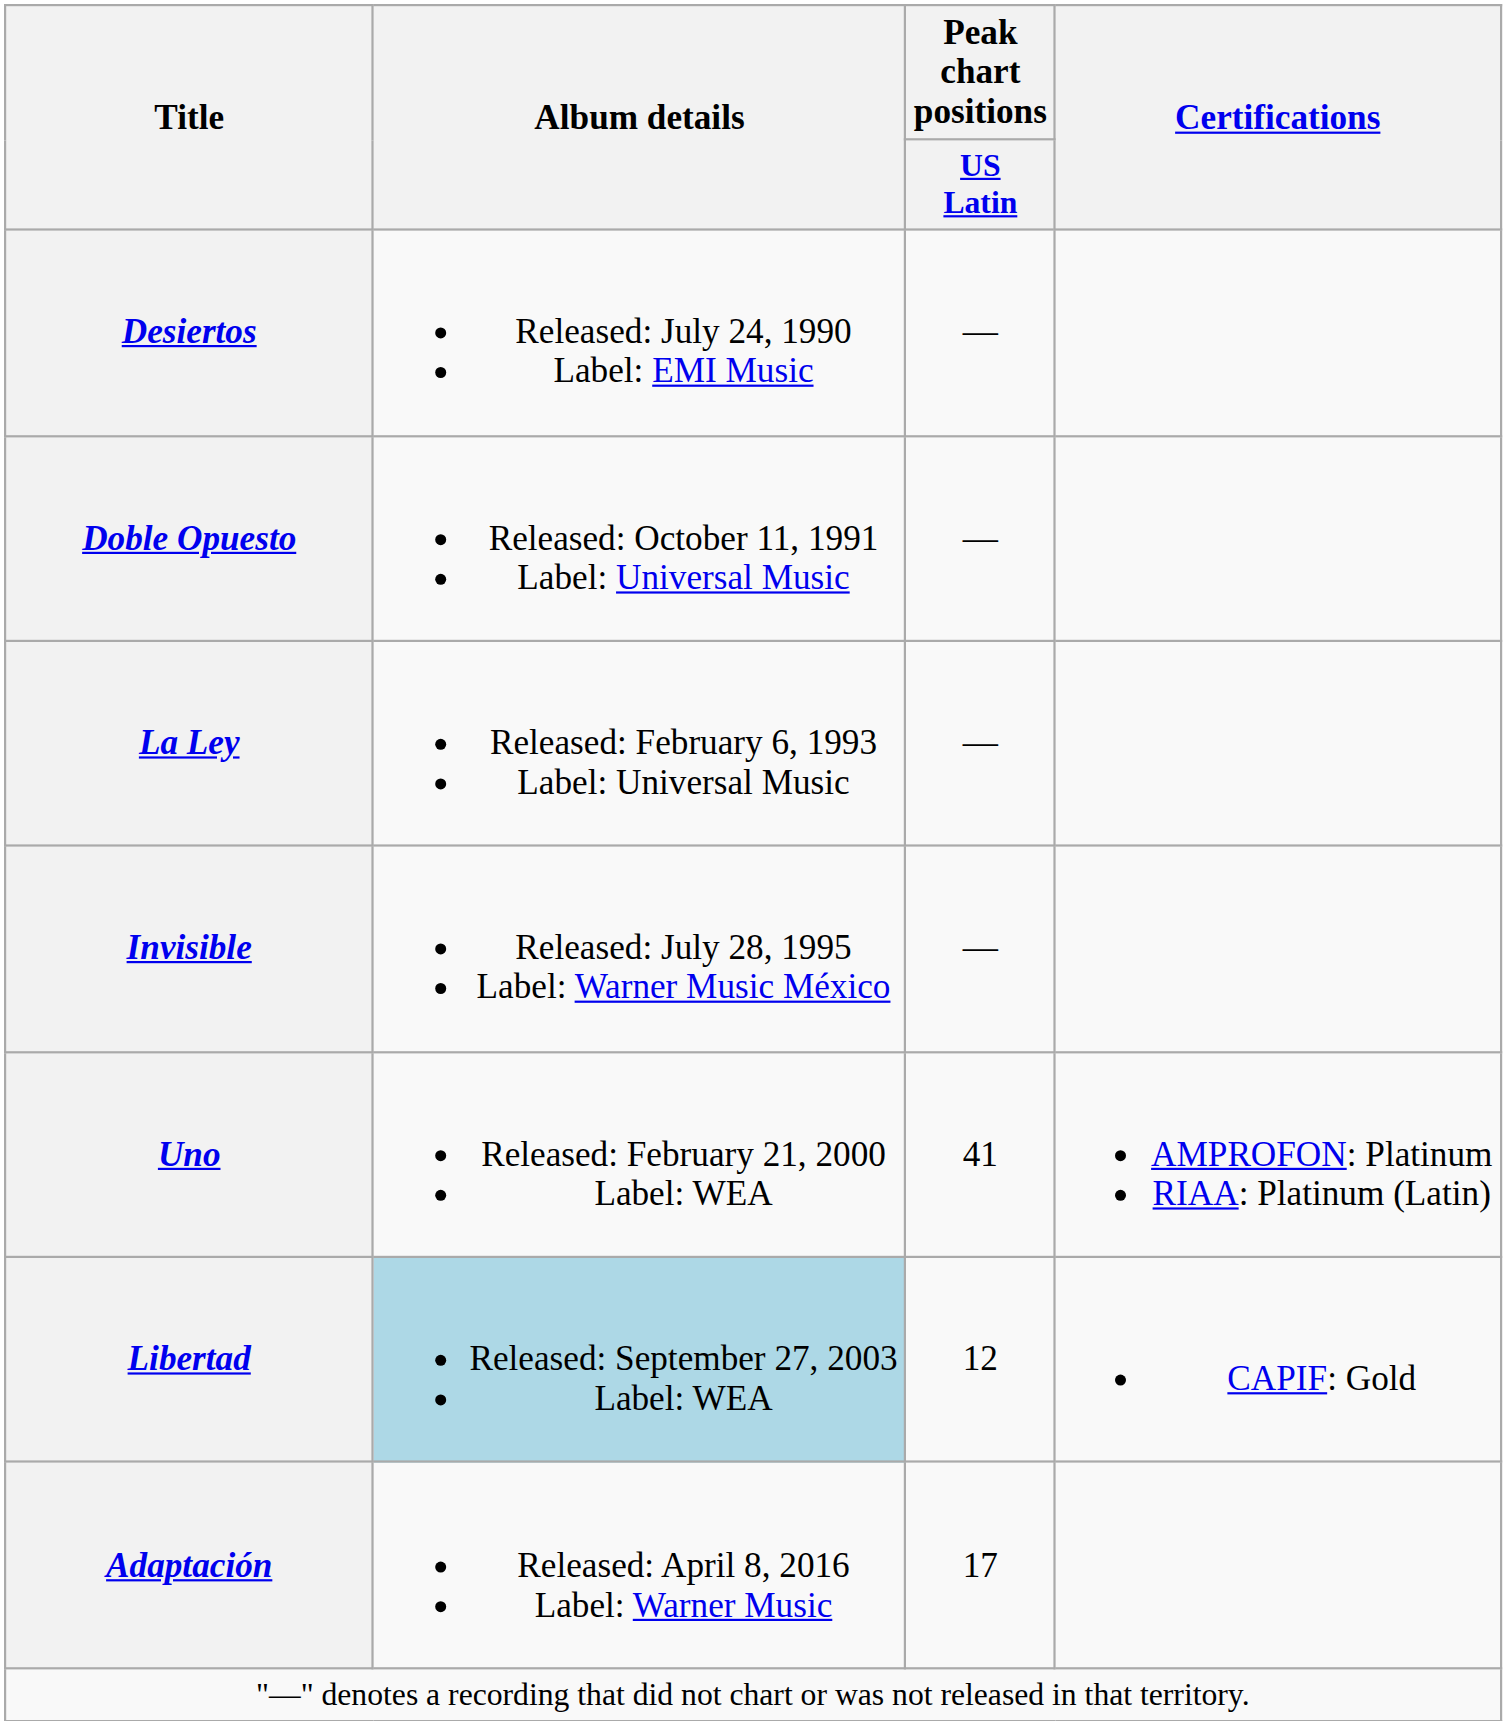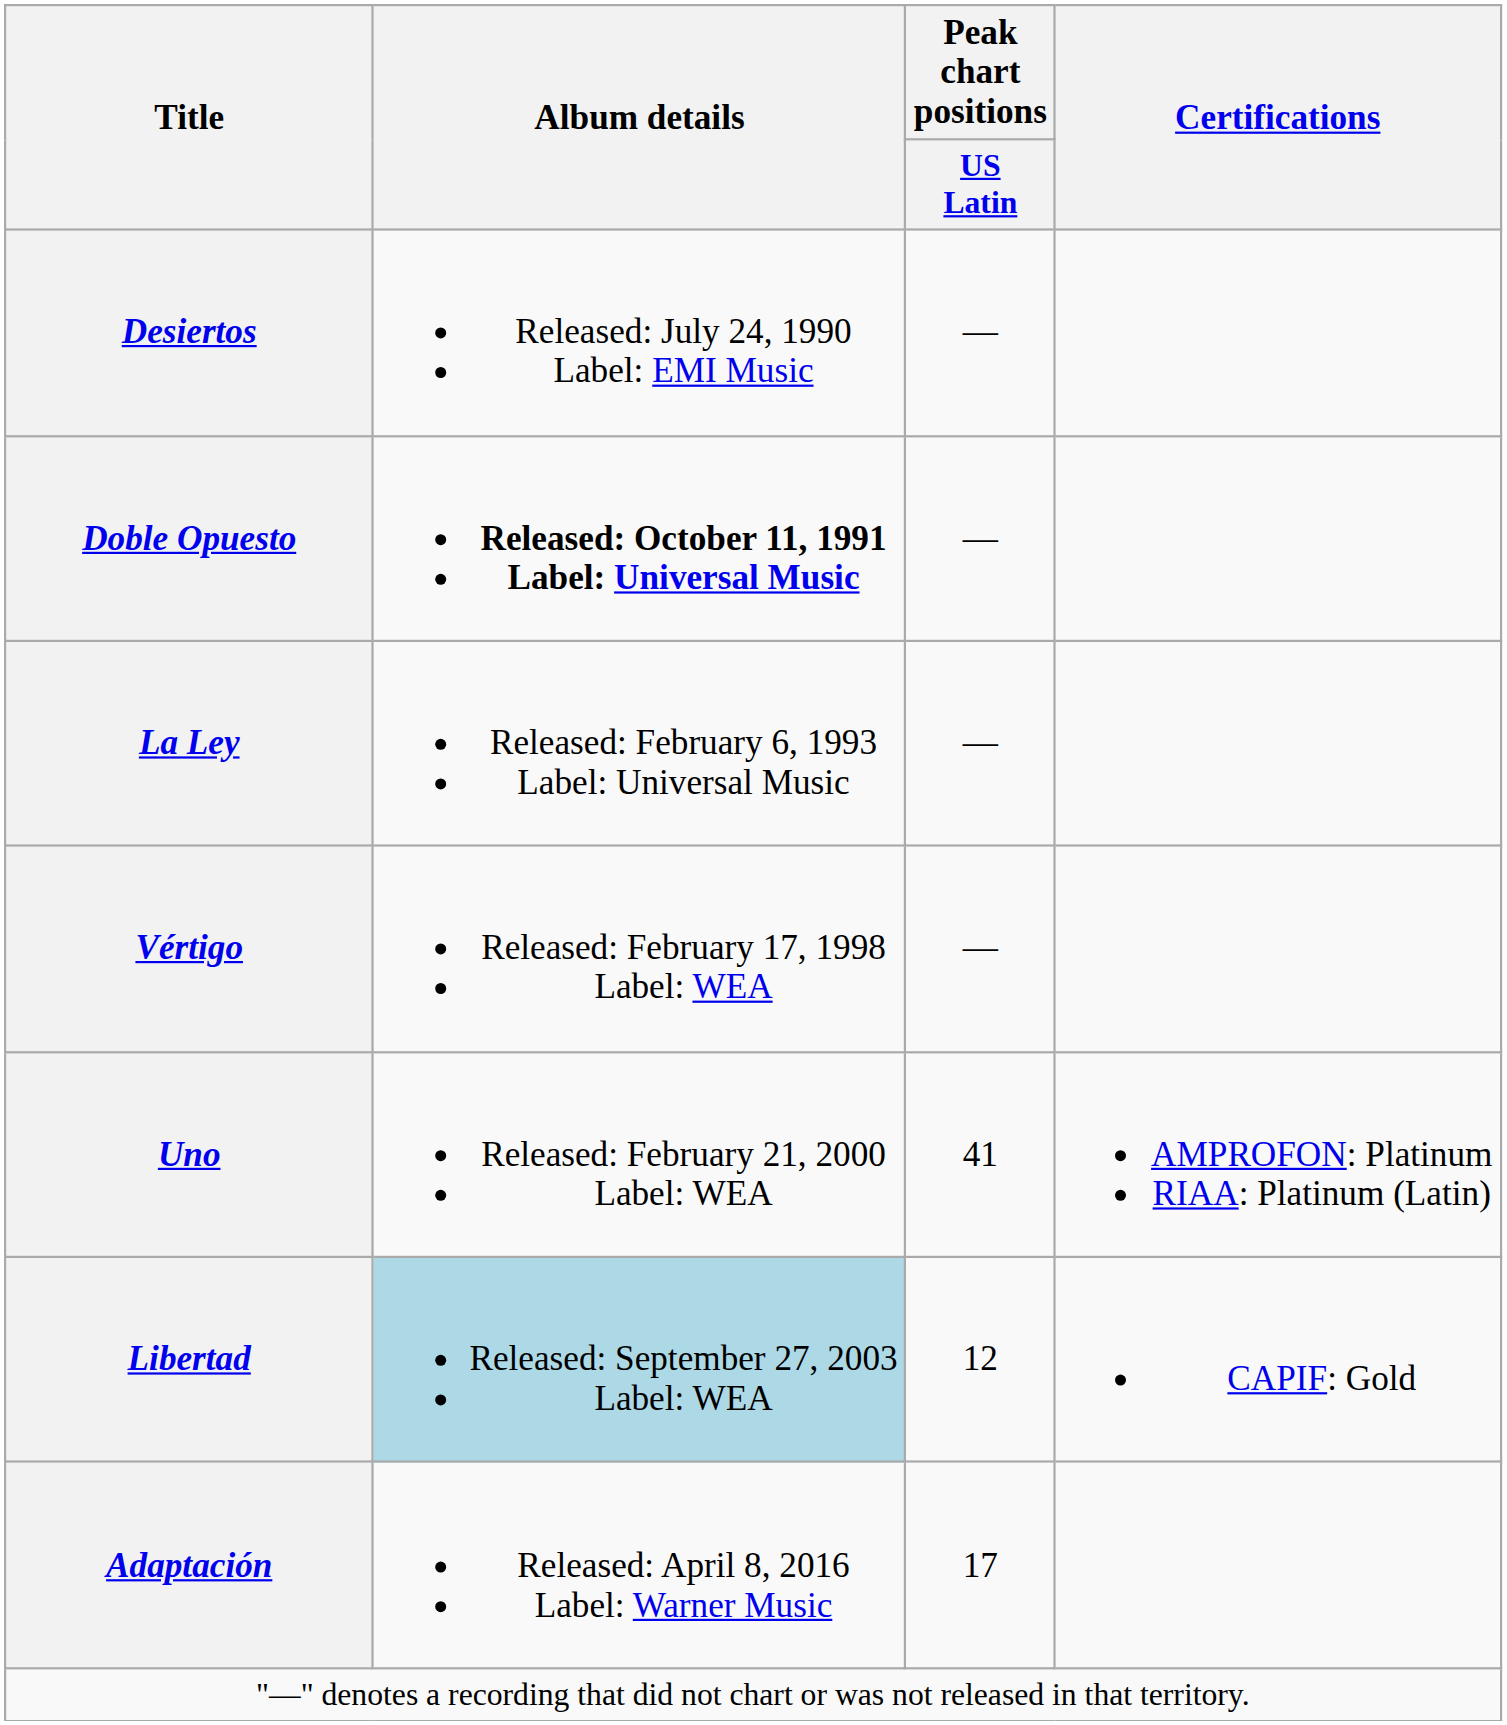(640, 558) normal -> (640, 558) bold
- row: (189, 948)
+ row: (189, 948)
